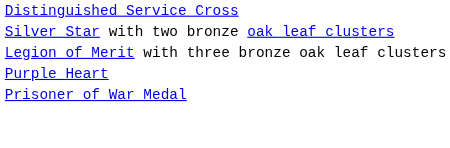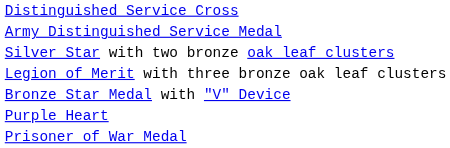+ row: (143, 32)
+ row: (148, 95)
